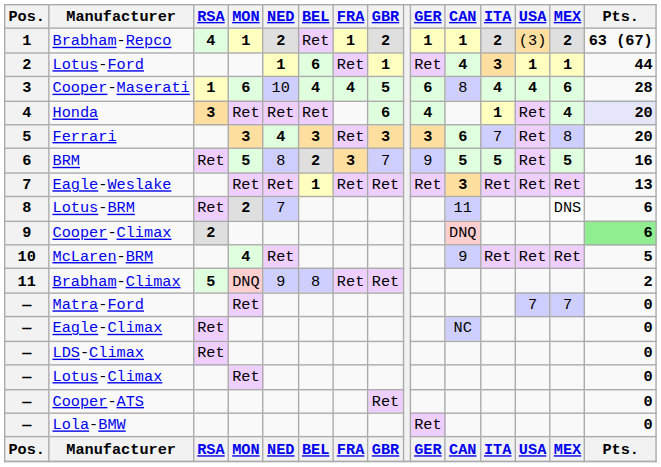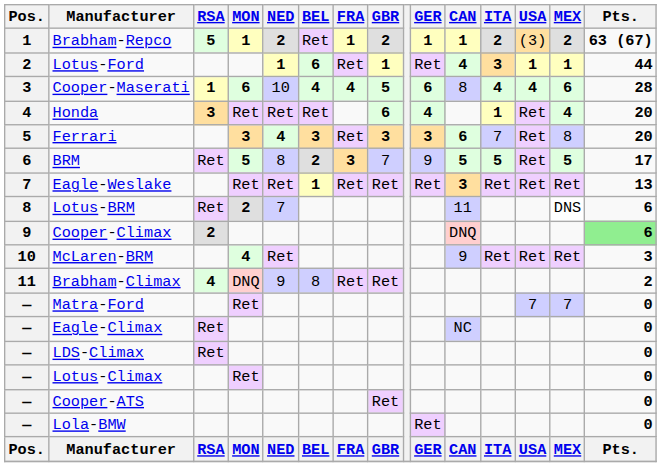(211, 41) 4 -> (211, 41) 5
(644, 113) lavender background -> (644, 113) no background
(644, 161) 16 -> (644, 161) 17
(648, 257) 5 -> (648, 257) 3
(211, 281) 5 -> (211, 281) 4
